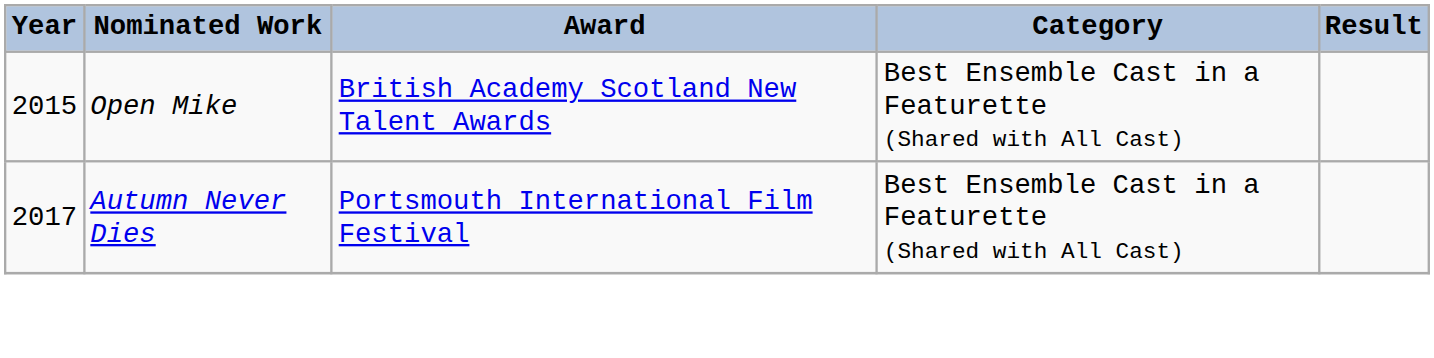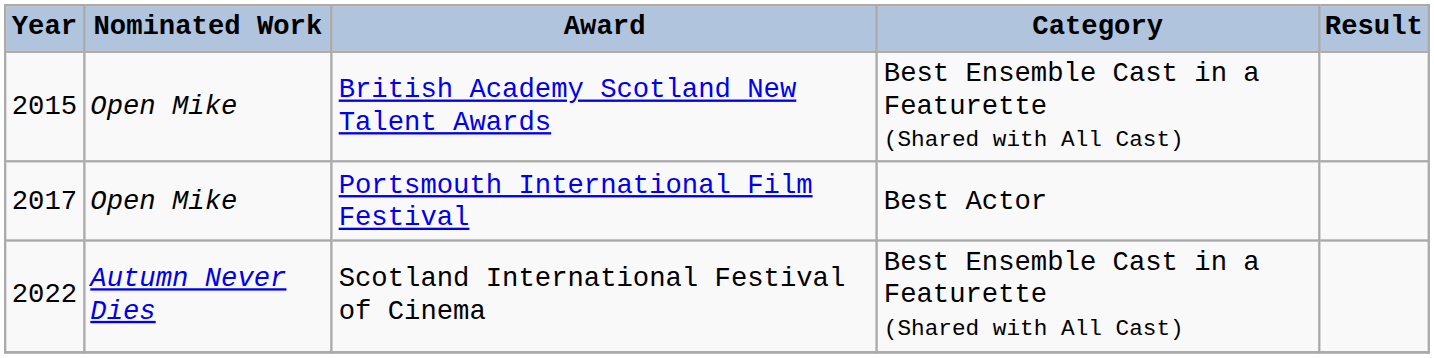(188, 217) Autumn Never Dies -> (164, 201) Open Mike
(1072, 216) Best Ensemble Cast in a Featurette (Shared with All Cast) -> (966, 201) Best Actor
+ row: (592, 296)
